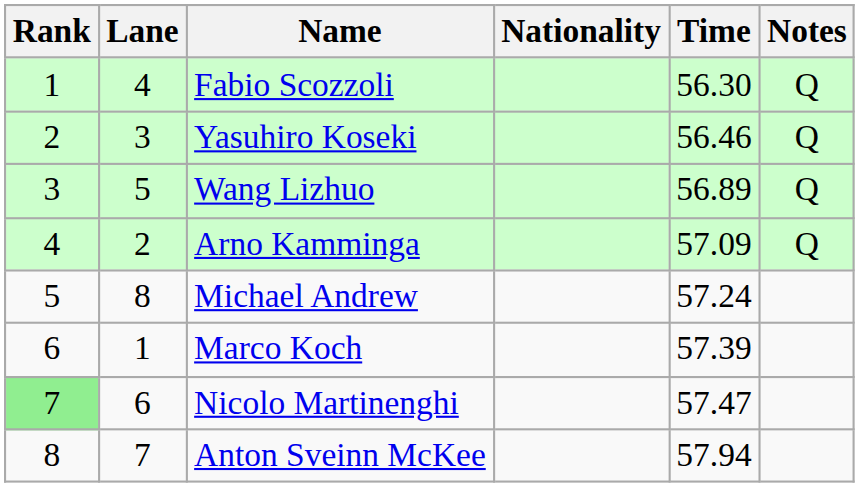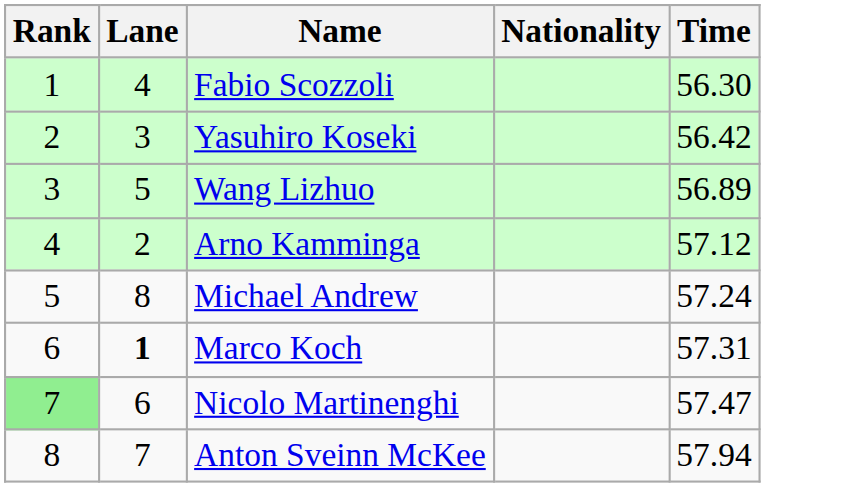- column: (807, 31)
(714, 137) 56.46 -> (714, 137) 56.42
(714, 243) 57.09 -> (714, 243) 57.12
(142, 349) normal -> (142, 349) bold
(714, 349) 57.39 -> (714, 349) 57.31
